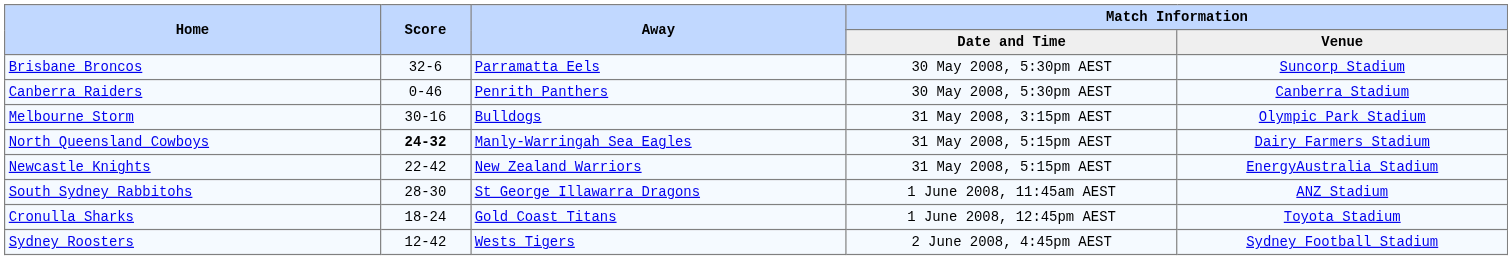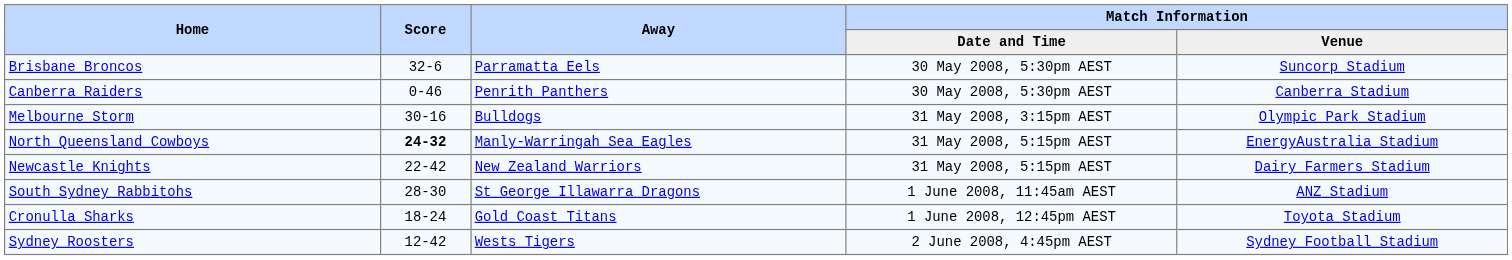(1342, 142) Dairy Farmers Stadium -> (1342, 142) EnergyAustralia Stadium
(1342, 167) EnergyAustralia Stadium -> (1342, 167) Dairy Farmers Stadium
